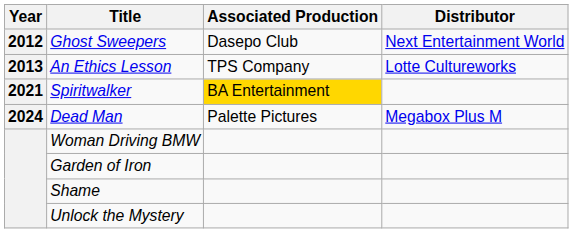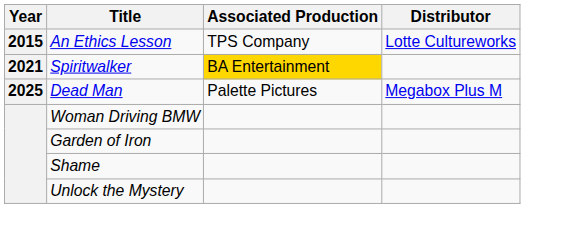- row: (108, 41)
(26, 66) 2013 -> (26, 41) 2015
(26, 116) 2024 -> (26, 91) 2025
